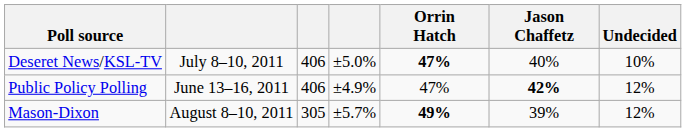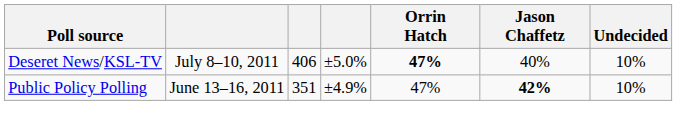(313, 87) 406 -> (304, 87) 351
(640, 87) 12% -> (631, 87) 10%
- row: (54, 113)
